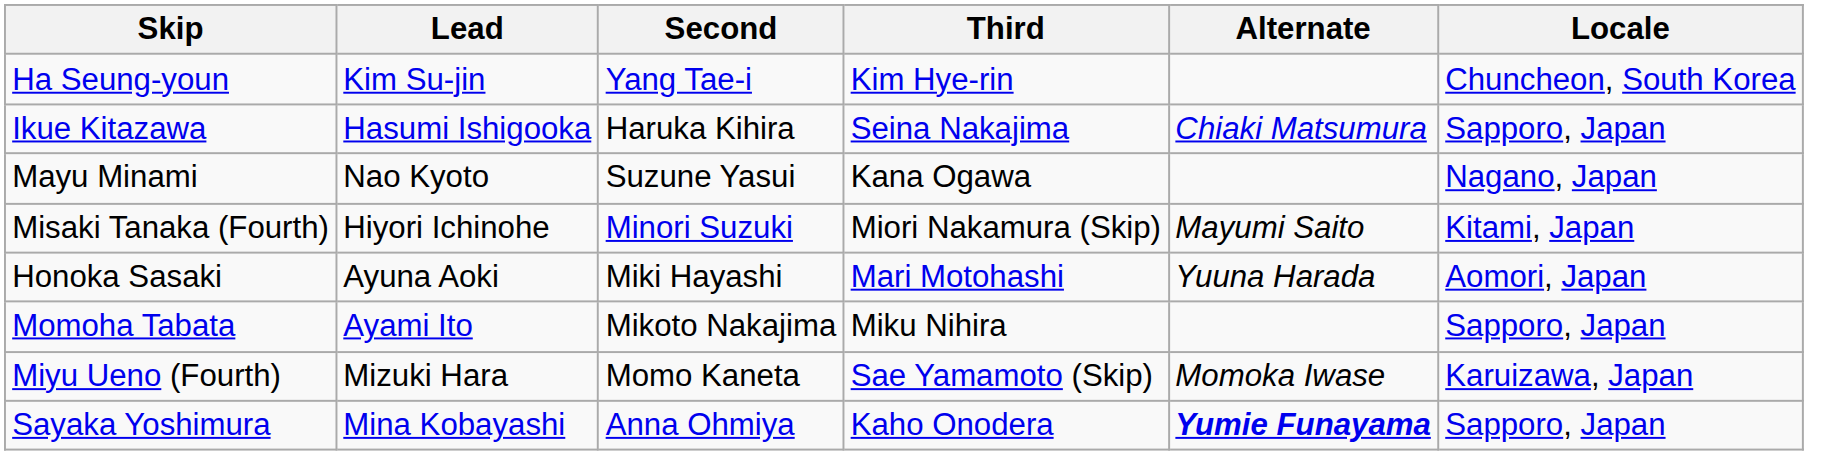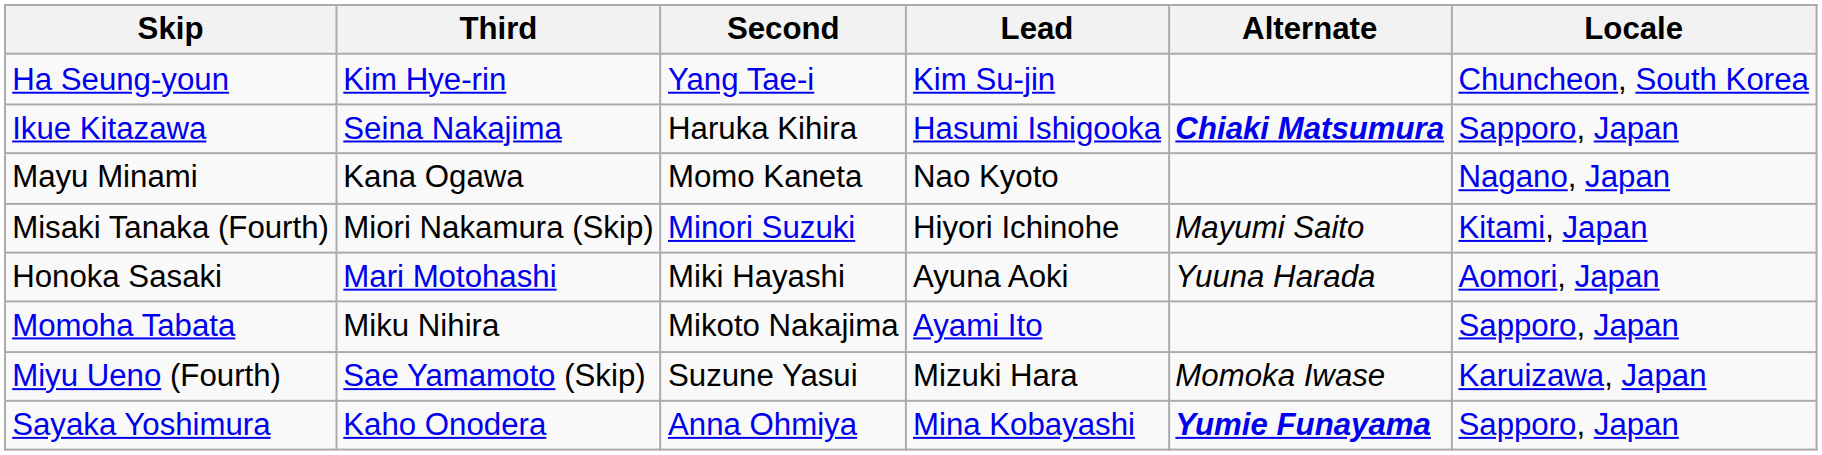columns swapped: (1006, 29) <-> (467, 29)
(1301, 128) normal -> (1310, 128) bold
(701, 177) Suzune Yasui -> (765, 177) Momo Kaneta
(703, 375) Momo Kaneta -> (763, 375) Suzune Yasui
